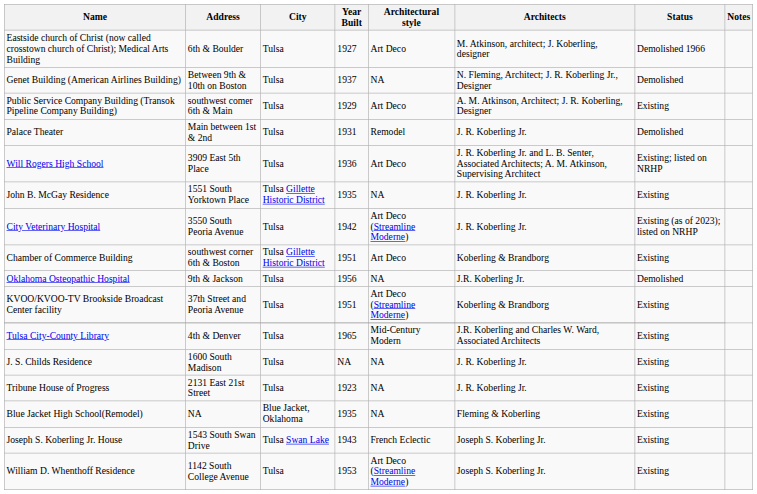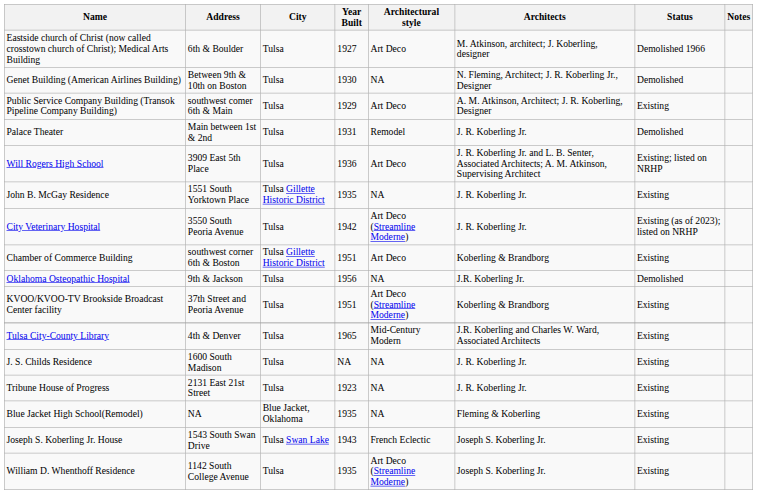(347, 80) 1937 -> (347, 80) 1930
(347, 471) 1953 -> (347, 471) 1935
